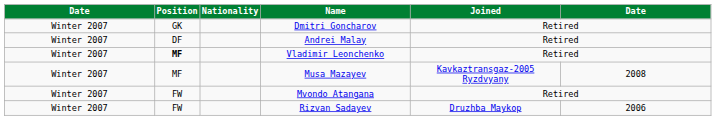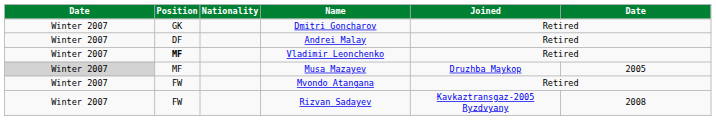(79, 74) no background -> (79, 69) lightgrey background
(486, 74) Kavkaztransgaz-2005 Ryzdvyany -> (486, 69) Druzhba Maykop
(636, 74) 2008 -> (636, 69) 2005
(486, 108) Druzhba Maykop -> (486, 102) Kavkaztransgaz-2005 Ryzdvyany
(636, 108) 2006 -> (636, 102) 2008
